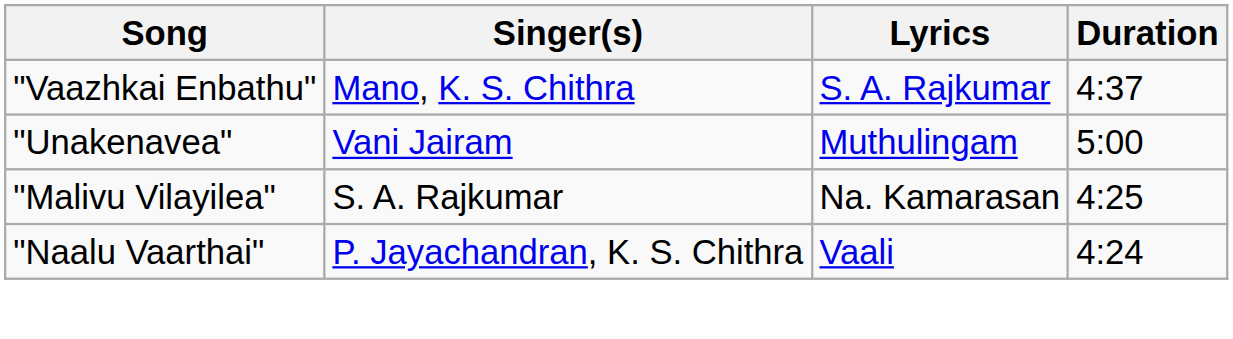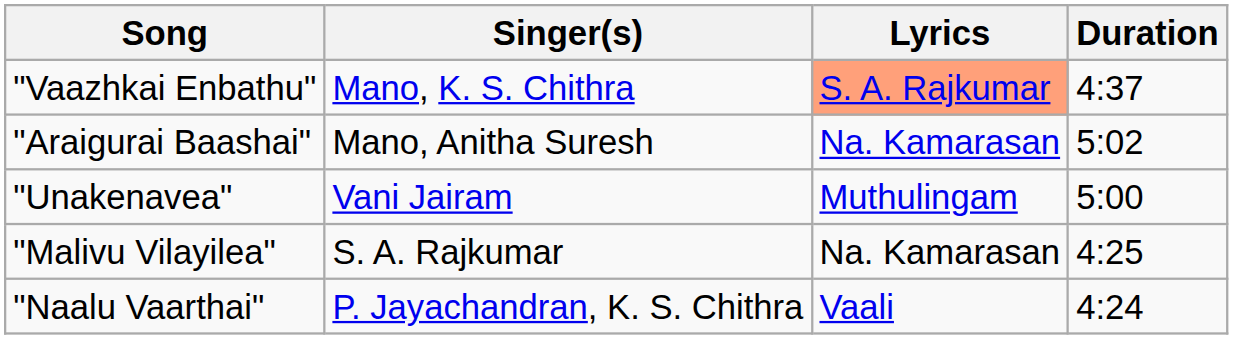(935, 88) no background -> (935, 88) lightsalmon background
+ row: (162, 142)
